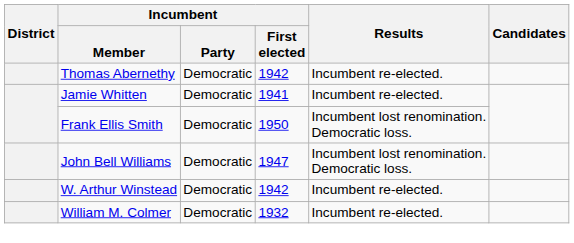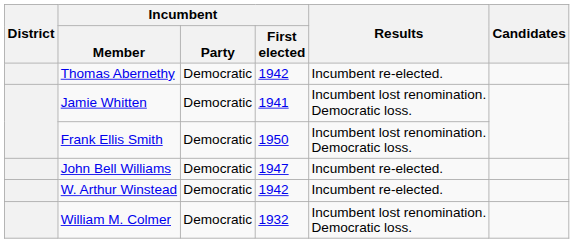(377, 95) Incumbent re-elected. -> (399, 102) Incumbent lost renomination. Democratic loss.
(399, 161) Incumbent lost renomination. Democratic loss. -> (377, 169) Incumbent re-elected.
(377, 212) Incumbent re-elected. -> (399, 219) Incumbent lost renomination. Democratic loss.
